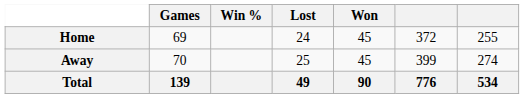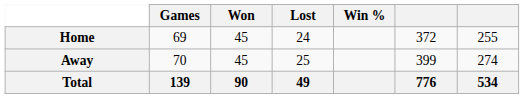columns swapped: (364, 15) <-> (241, 15)
